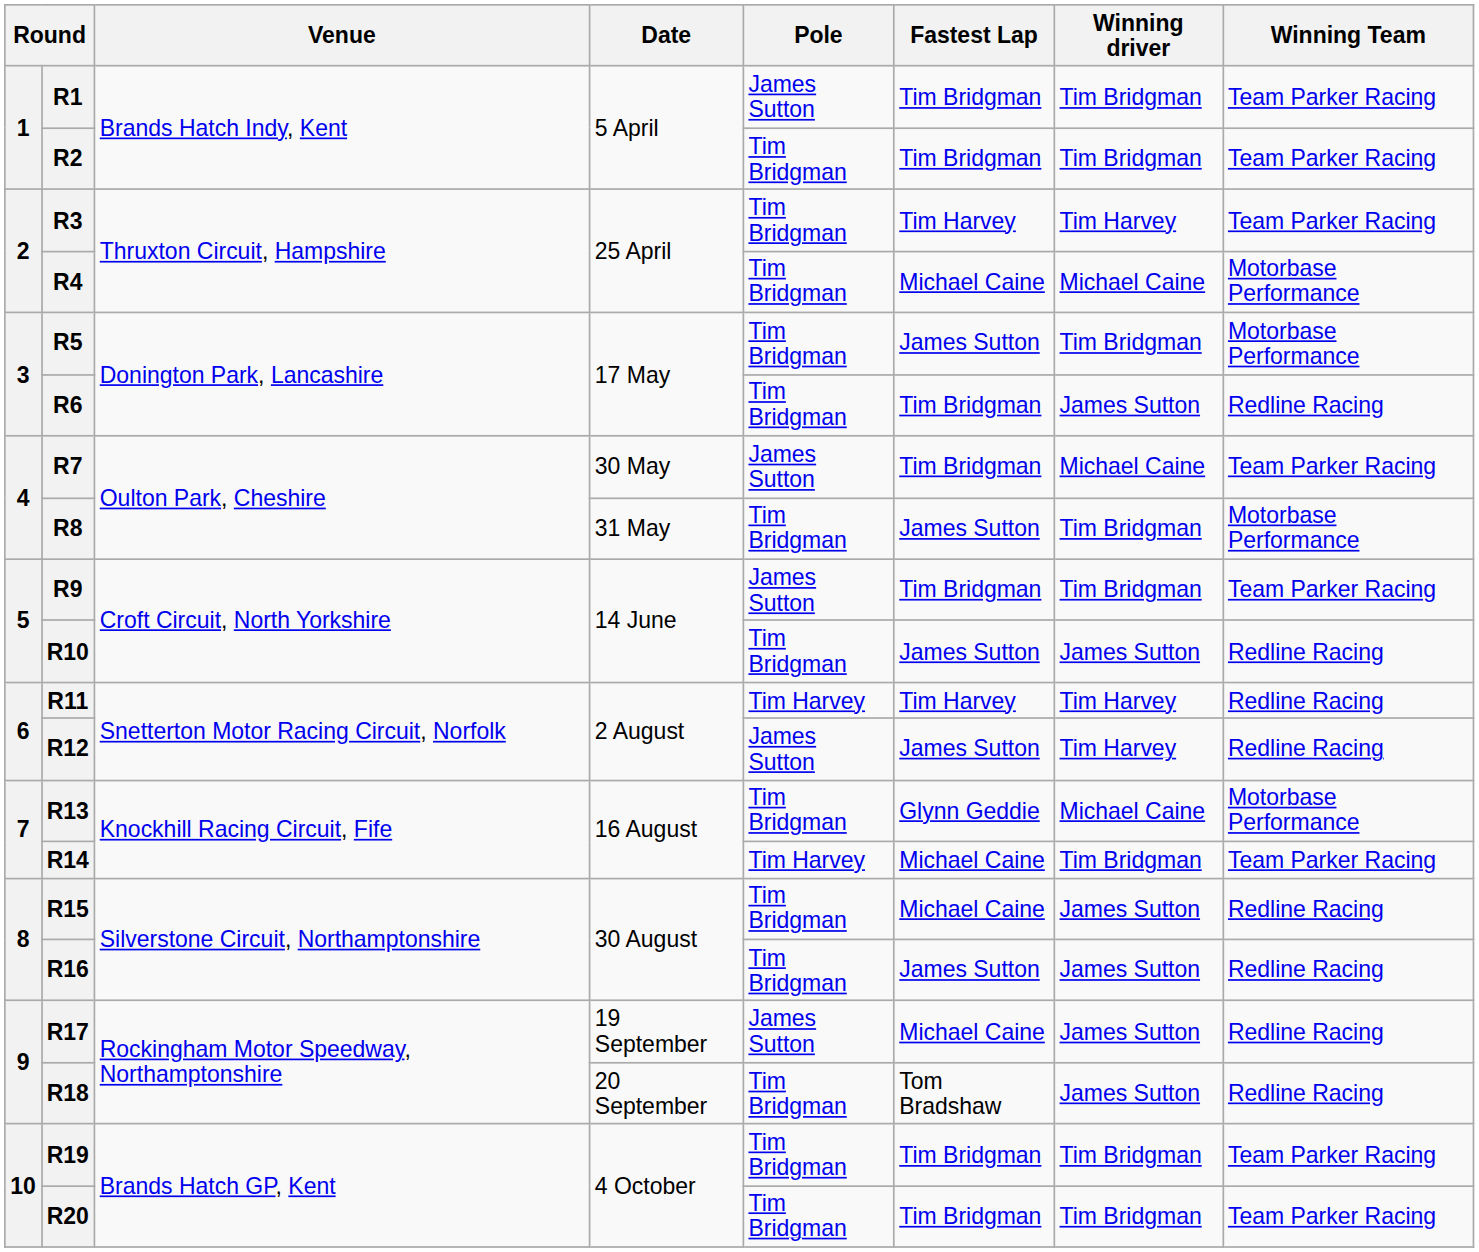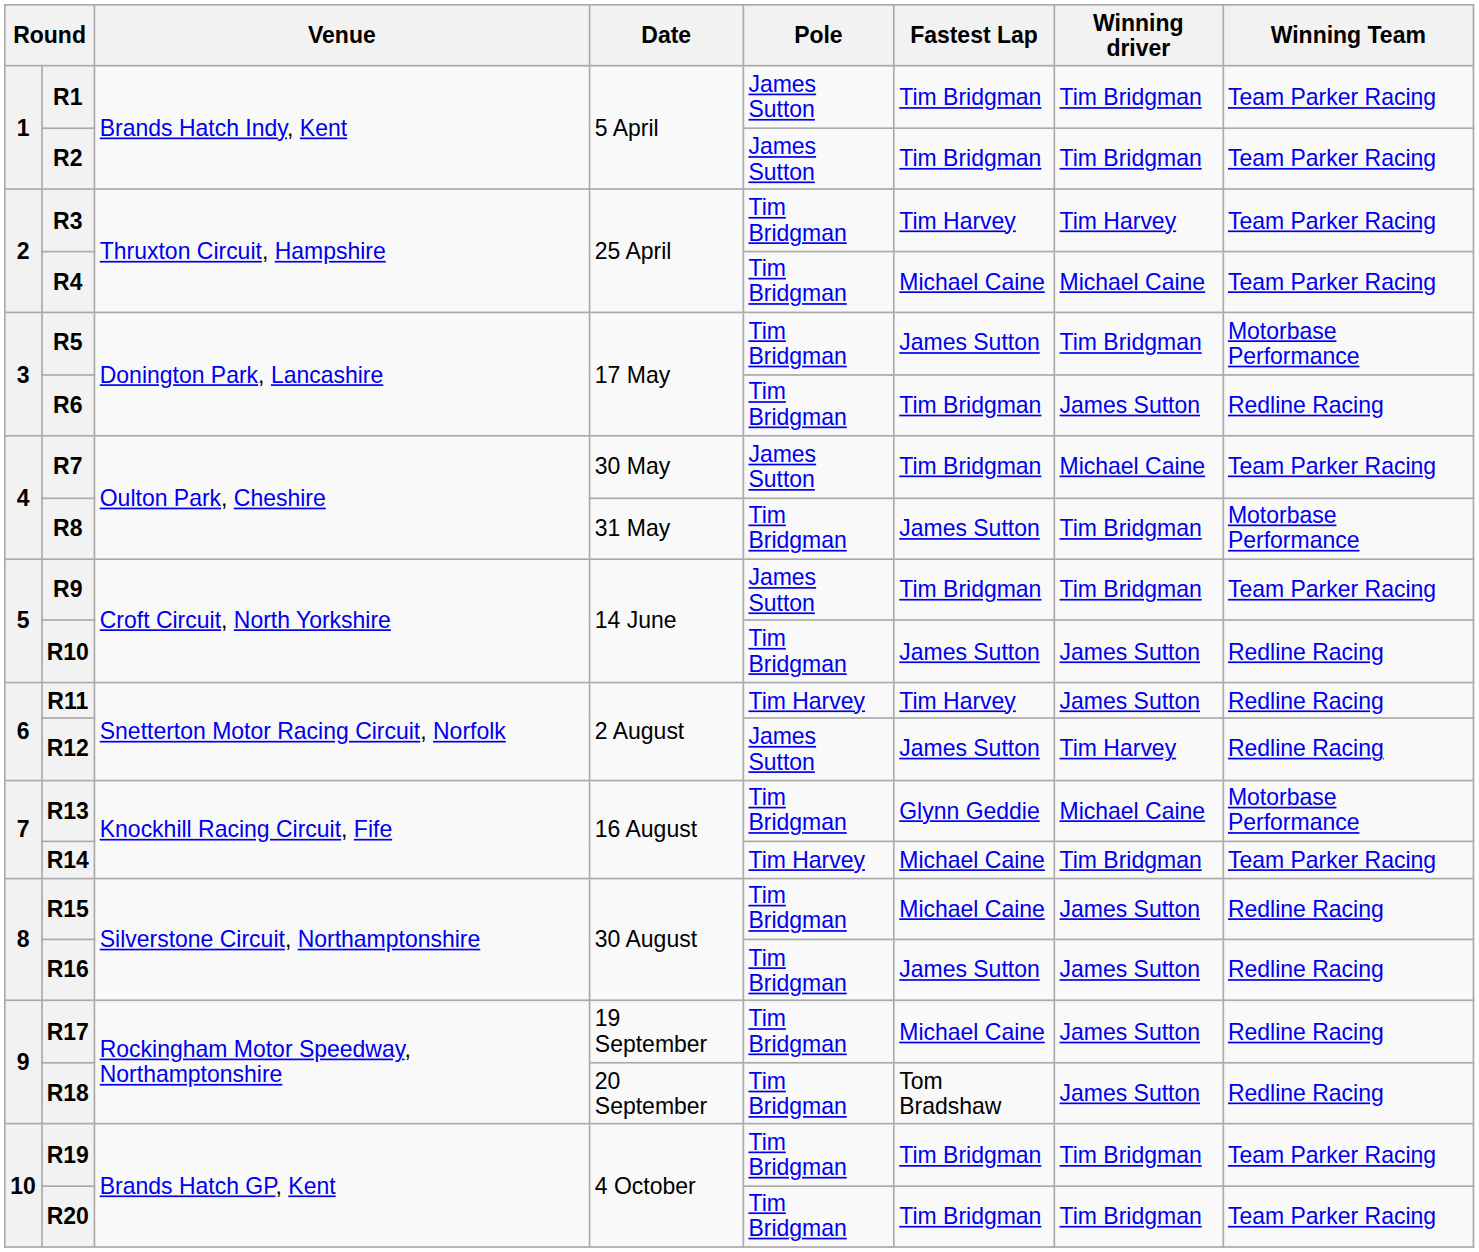(798, 158) Tim Bridgman -> (782, 158) James Sutton
(1294, 282) Motorbase Performance -> (1332, 282) Team Parker Racing
(1118, 700) Tim Harvey -> (1130, 700) James Sutton
(782, 1031) James Sutton -> (798, 1031) Tim Bridgman
